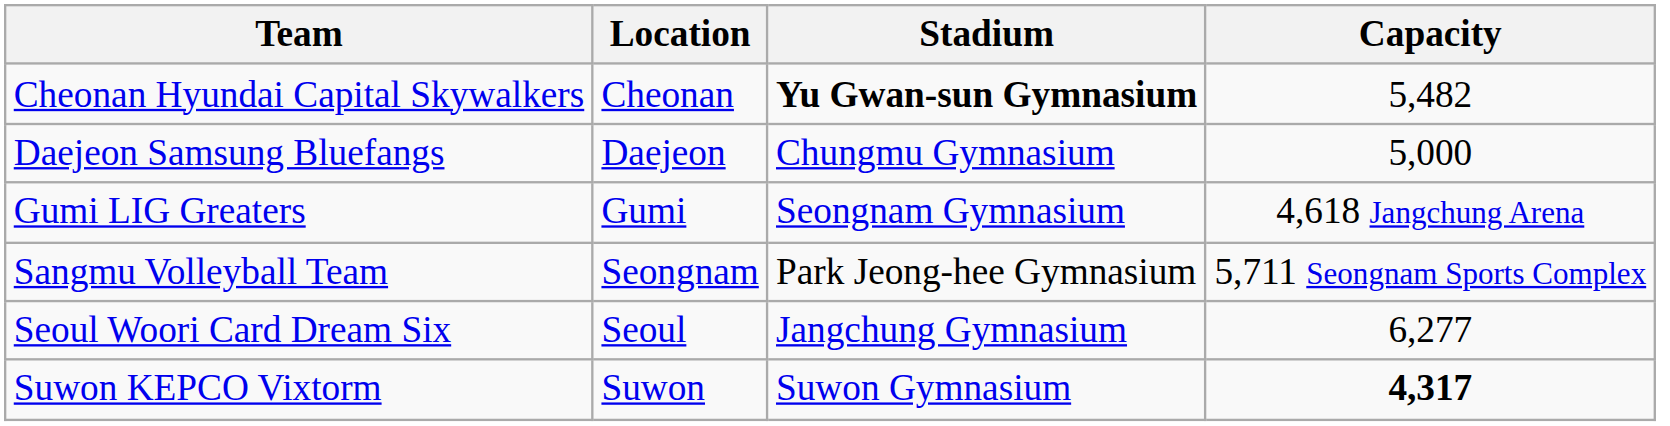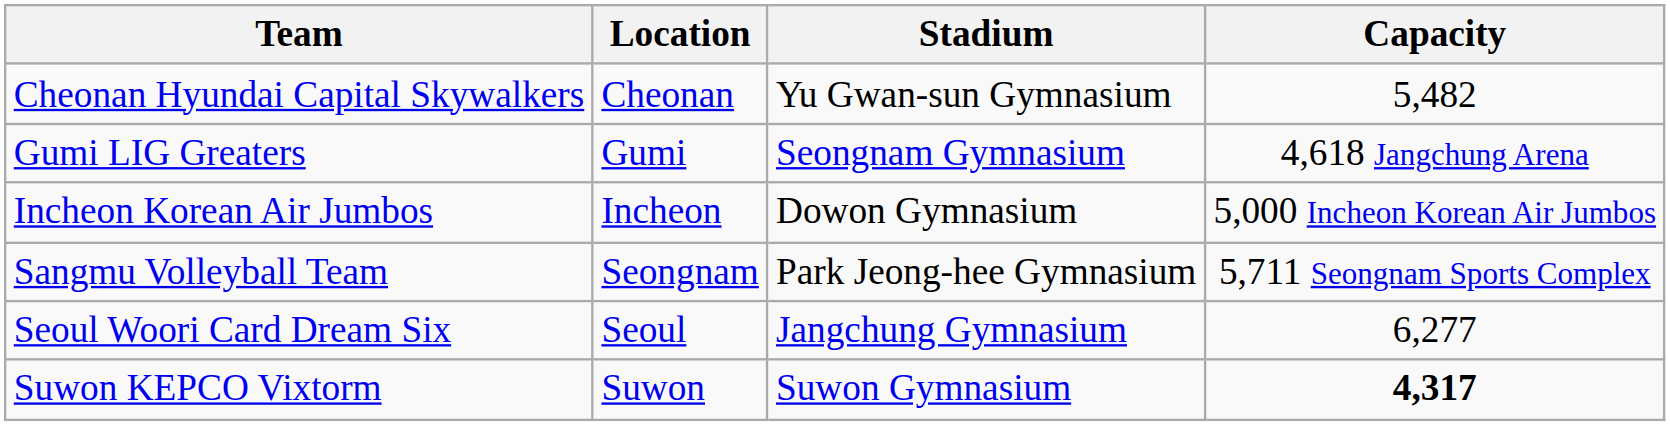(987, 93) bold -> (974, 93) normal
- row: (229, 152)
+ row: (223, 211)
